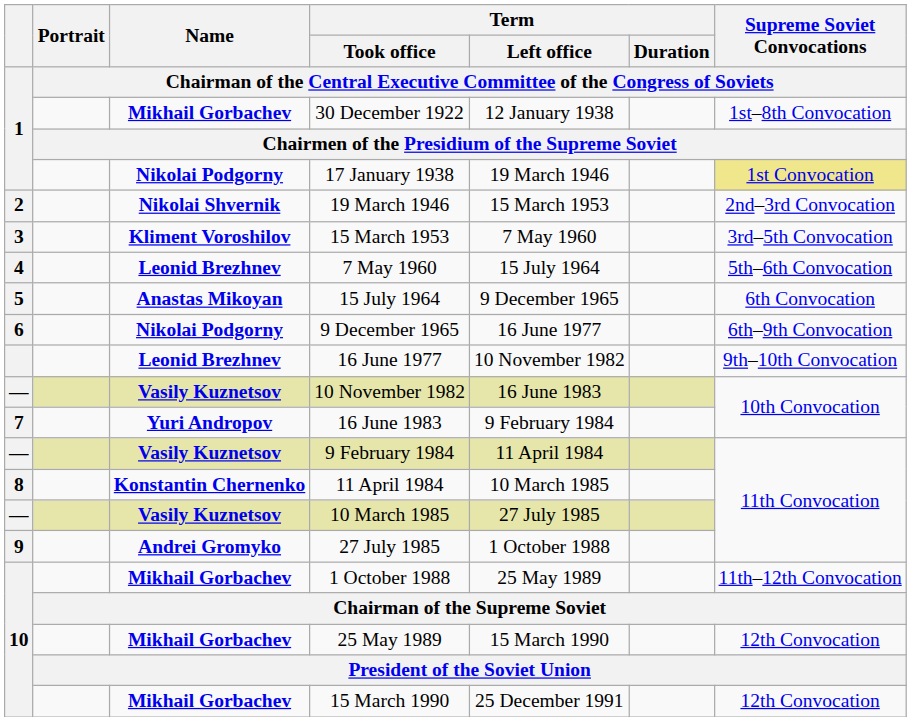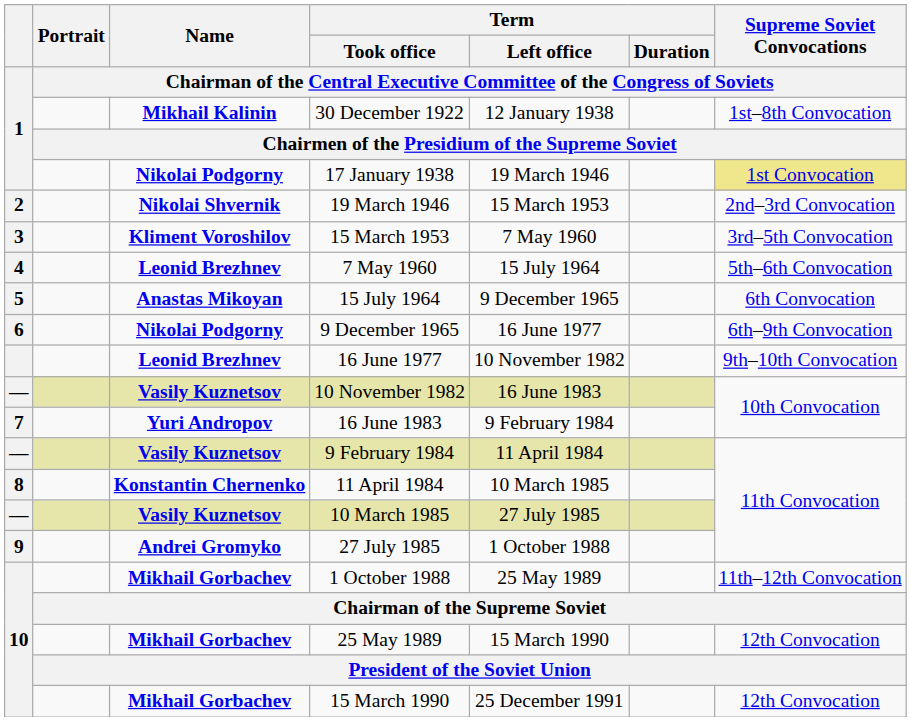(210, 112) Mikhail Gorbachev -> (210, 112) Mikhail Kalinin
